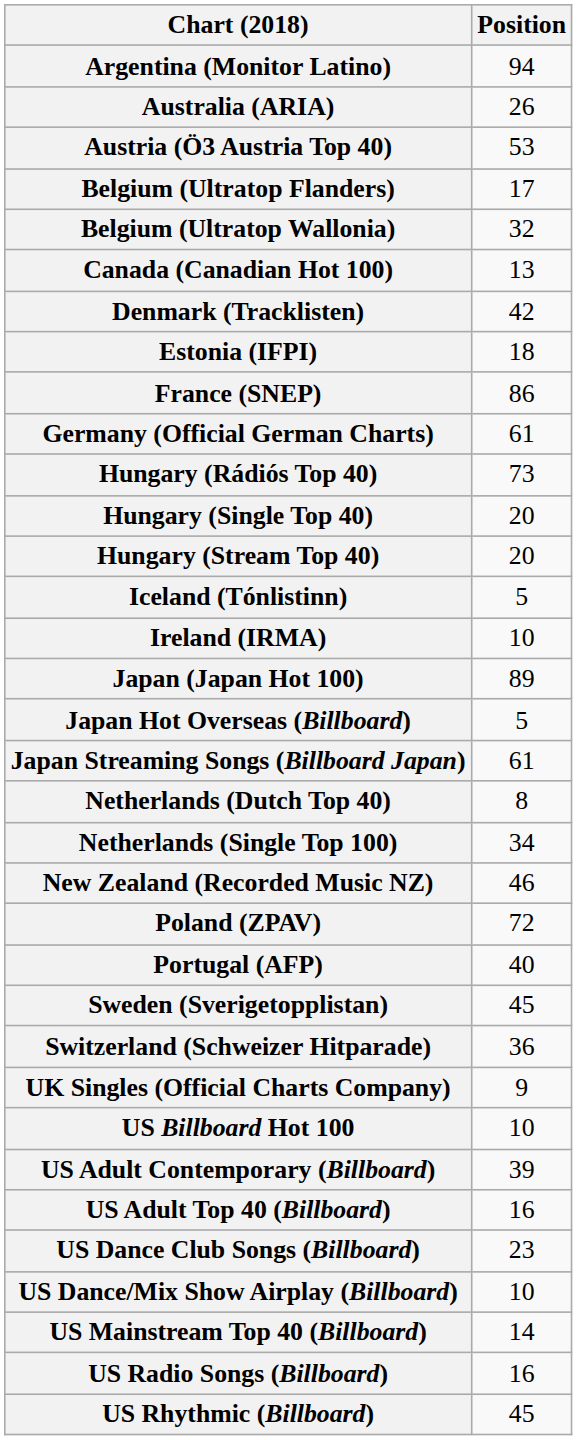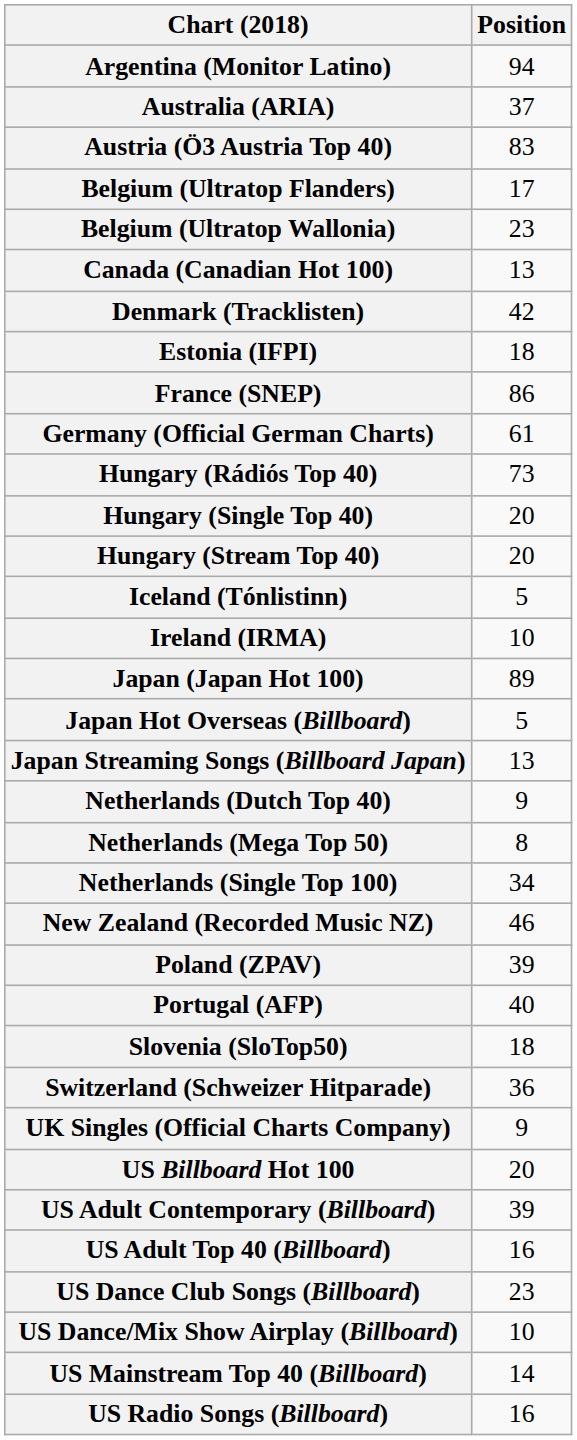(522, 106) 26 -> (522, 106) 37
(522, 147) 53 -> (522, 147) 83
(522, 229) 32 -> (522, 229) 23
(522, 760) 61 -> (522, 760) 13
(522, 801) 8 -> (522, 801) 9
+ row: (238, 842)
(522, 923) 72 -> (522, 964) 39
+ row: (238, 1046)
- row: (238, 1005)
(522, 1127) 10 -> (522, 1168) 20
- row: (238, 1413)
